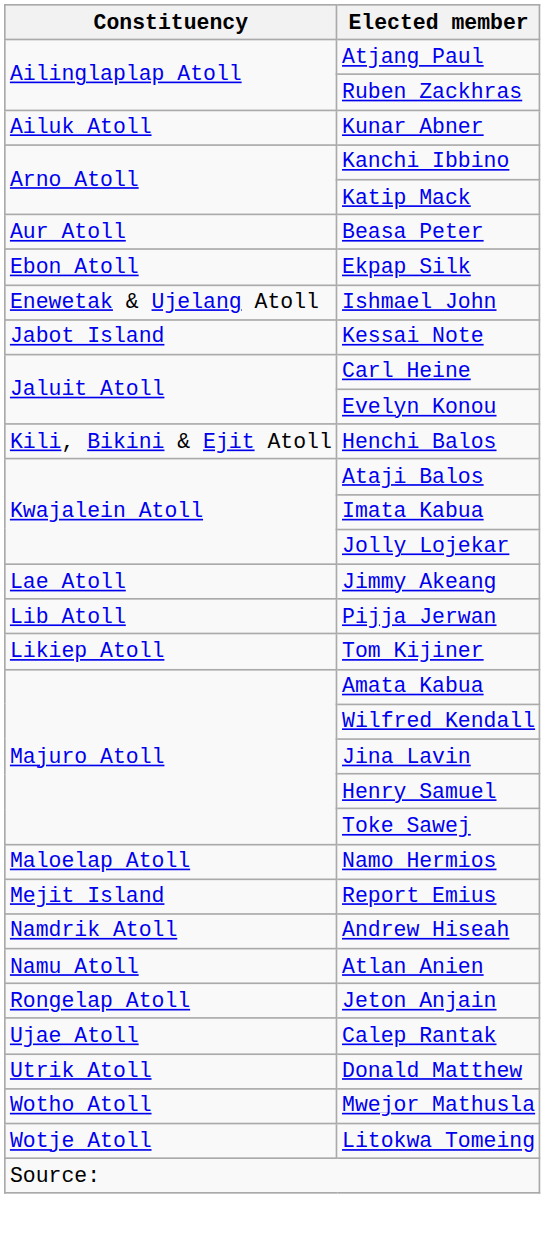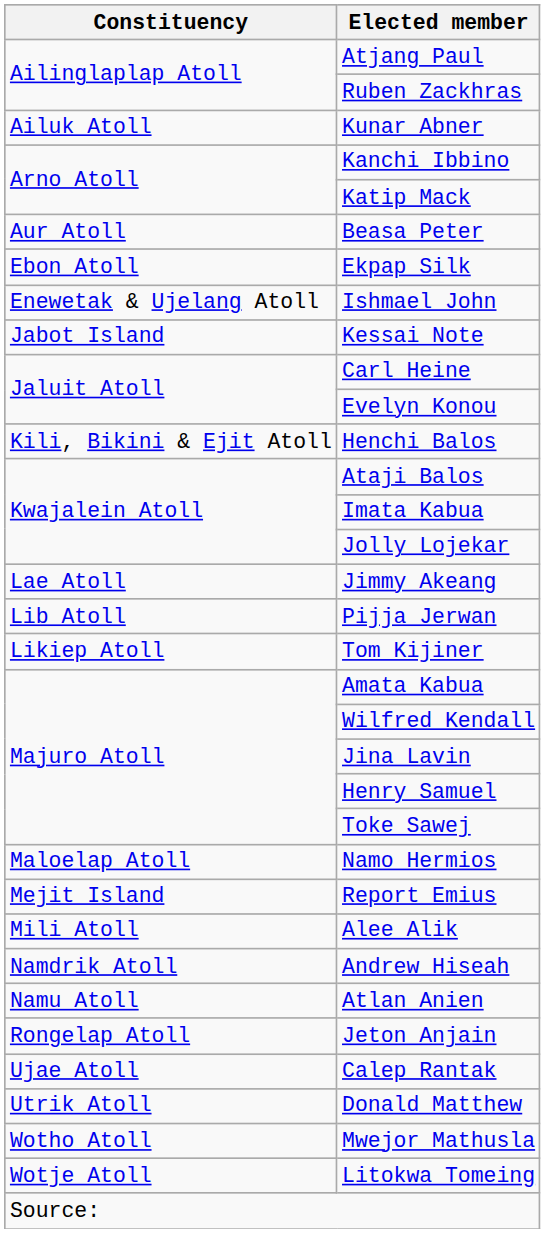+ row: (400, 931)
